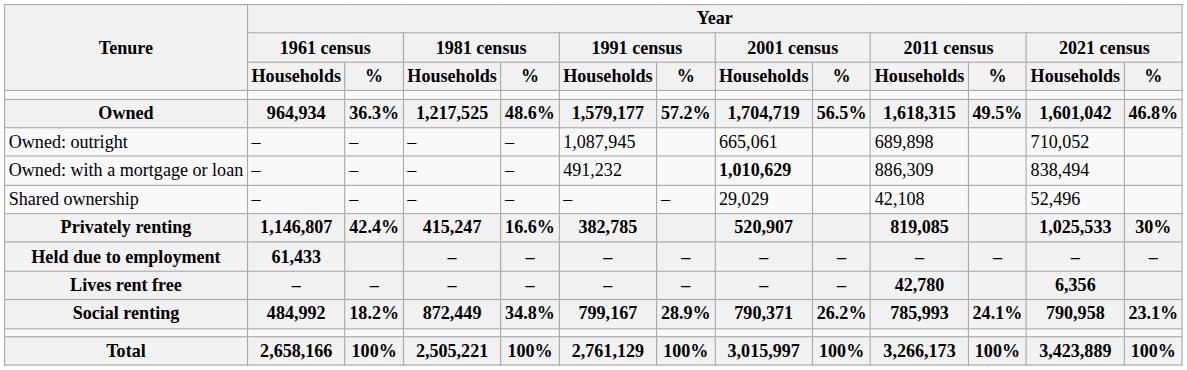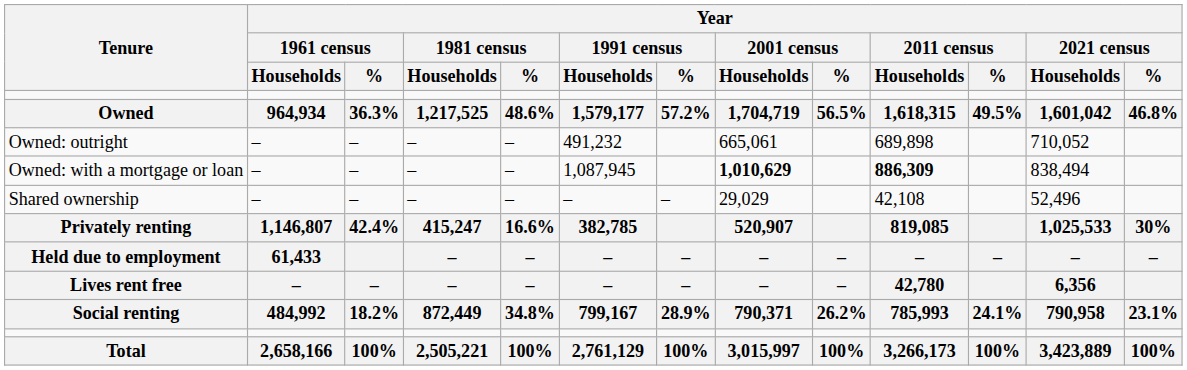(599, 141) 1,087,945 -> (593, 141) 491,232
(593, 170) 491,232 -> (599, 170) 1,087,945
(904, 170) normal -> (904, 170) bold
